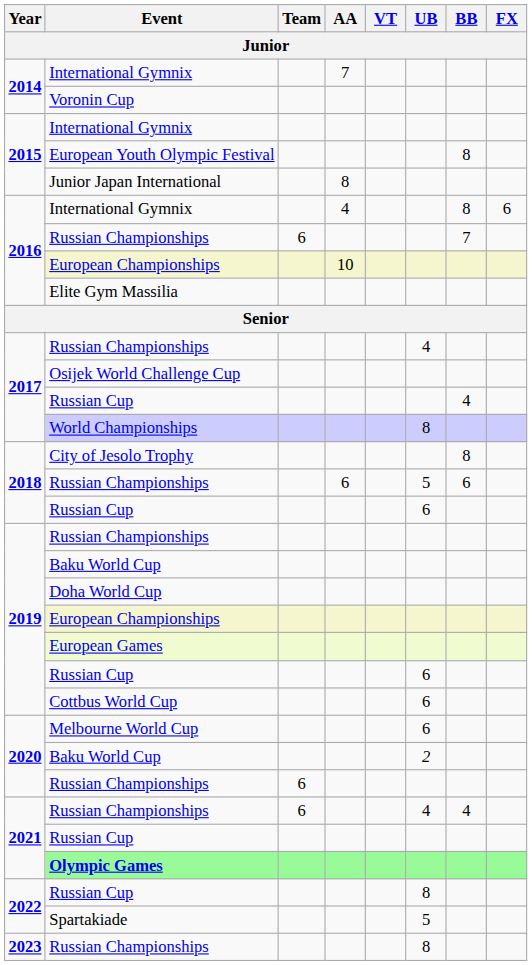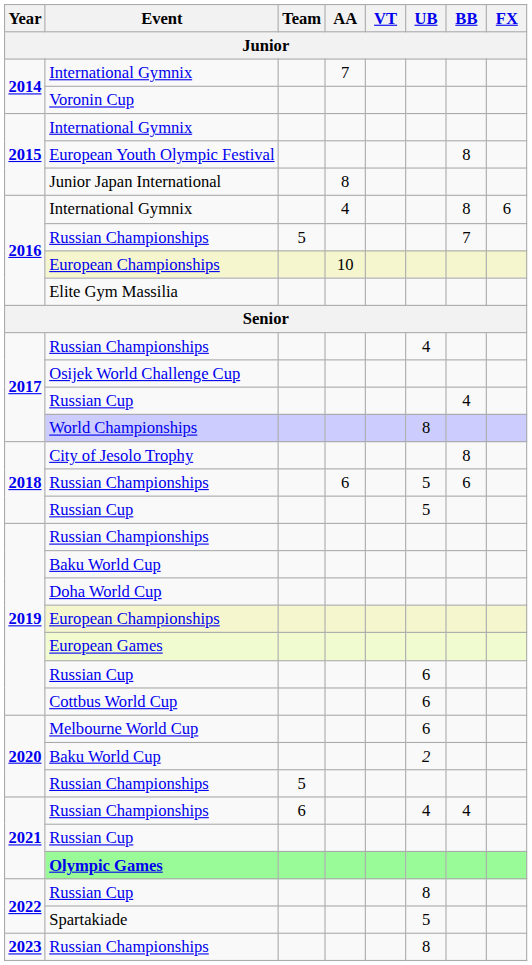(302, 236) 6 -> (302, 236) 5
(426, 510) 6 -> (426, 510) 5
(302, 783) 6 -> (302, 783) 5
